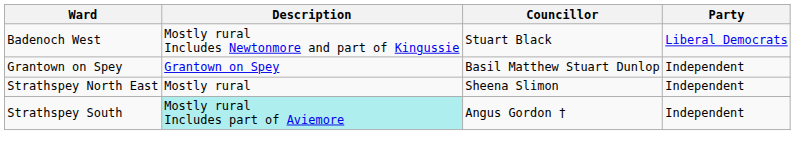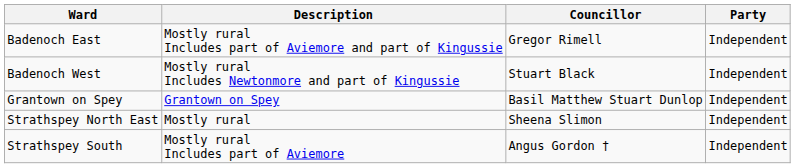+ row: (54, 41)
(727, 41) Liberal Democrats -> (748, 74) Independent
(254, 113) paleturquoise background -> (254, 146) no background
